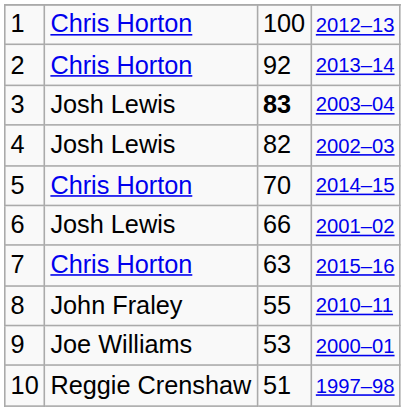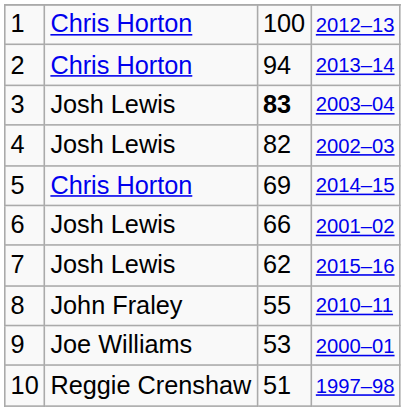(277, 64) 92 -> (277, 64) 94
(277, 184) 70 -> (277, 184) 69
(121, 265) Chris Horton -> (113, 265) Josh Lewis
(277, 265) 63 -> (277, 265) 62
